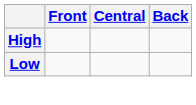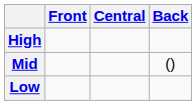+ row: (25, 64)
